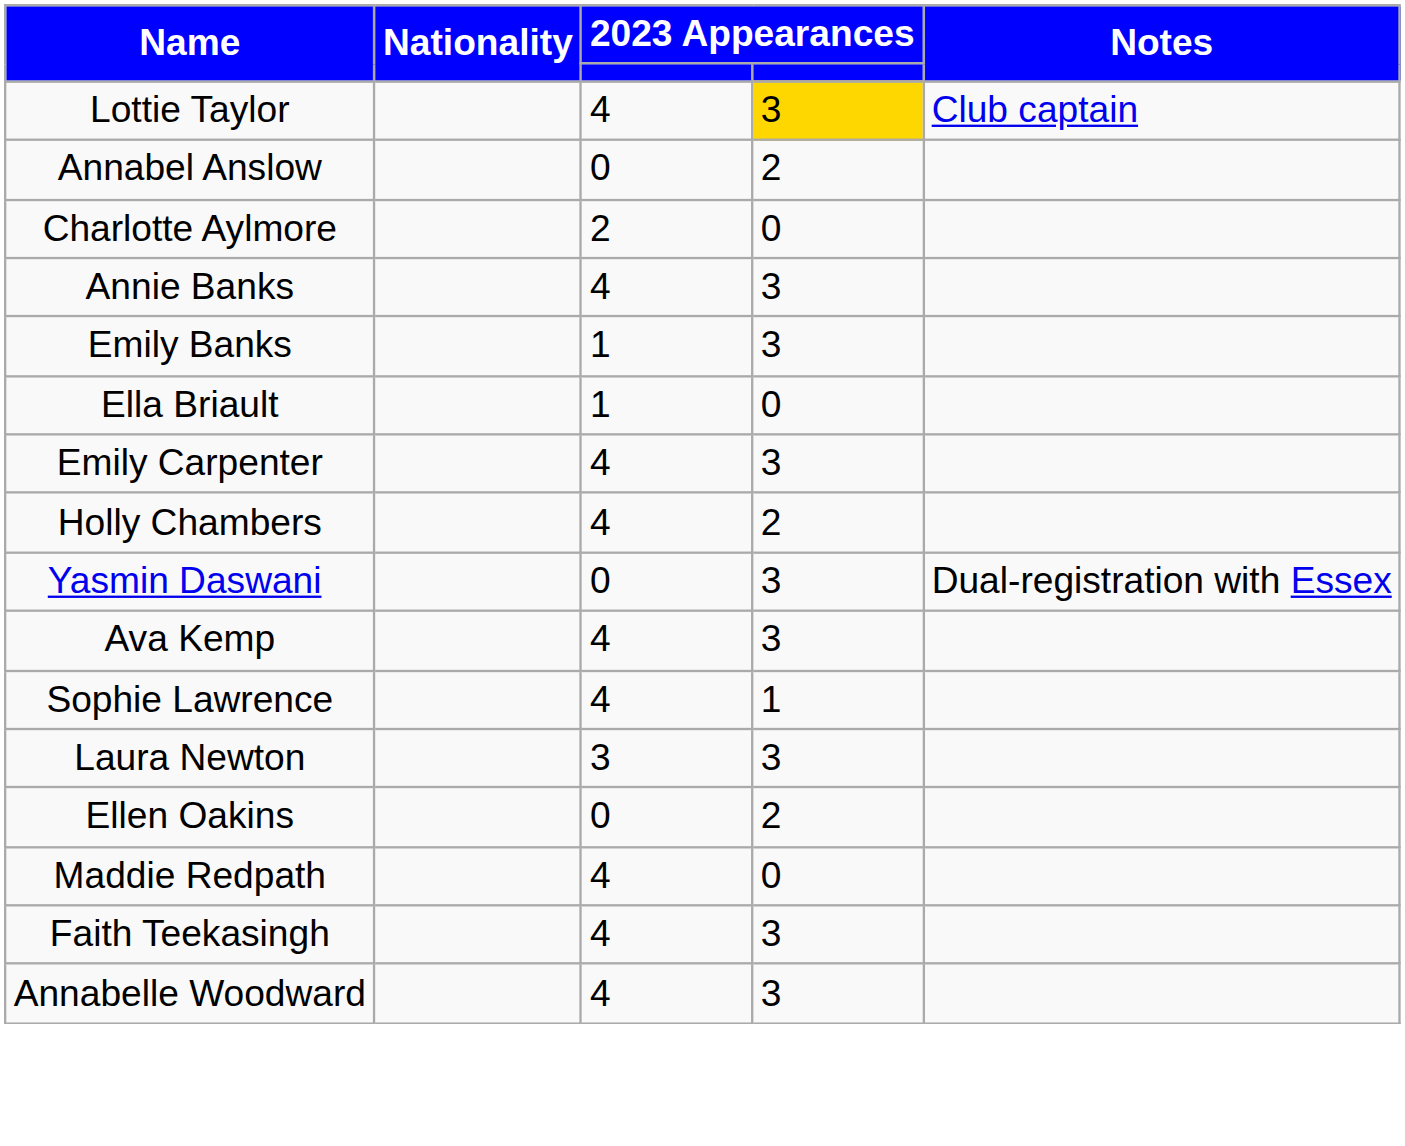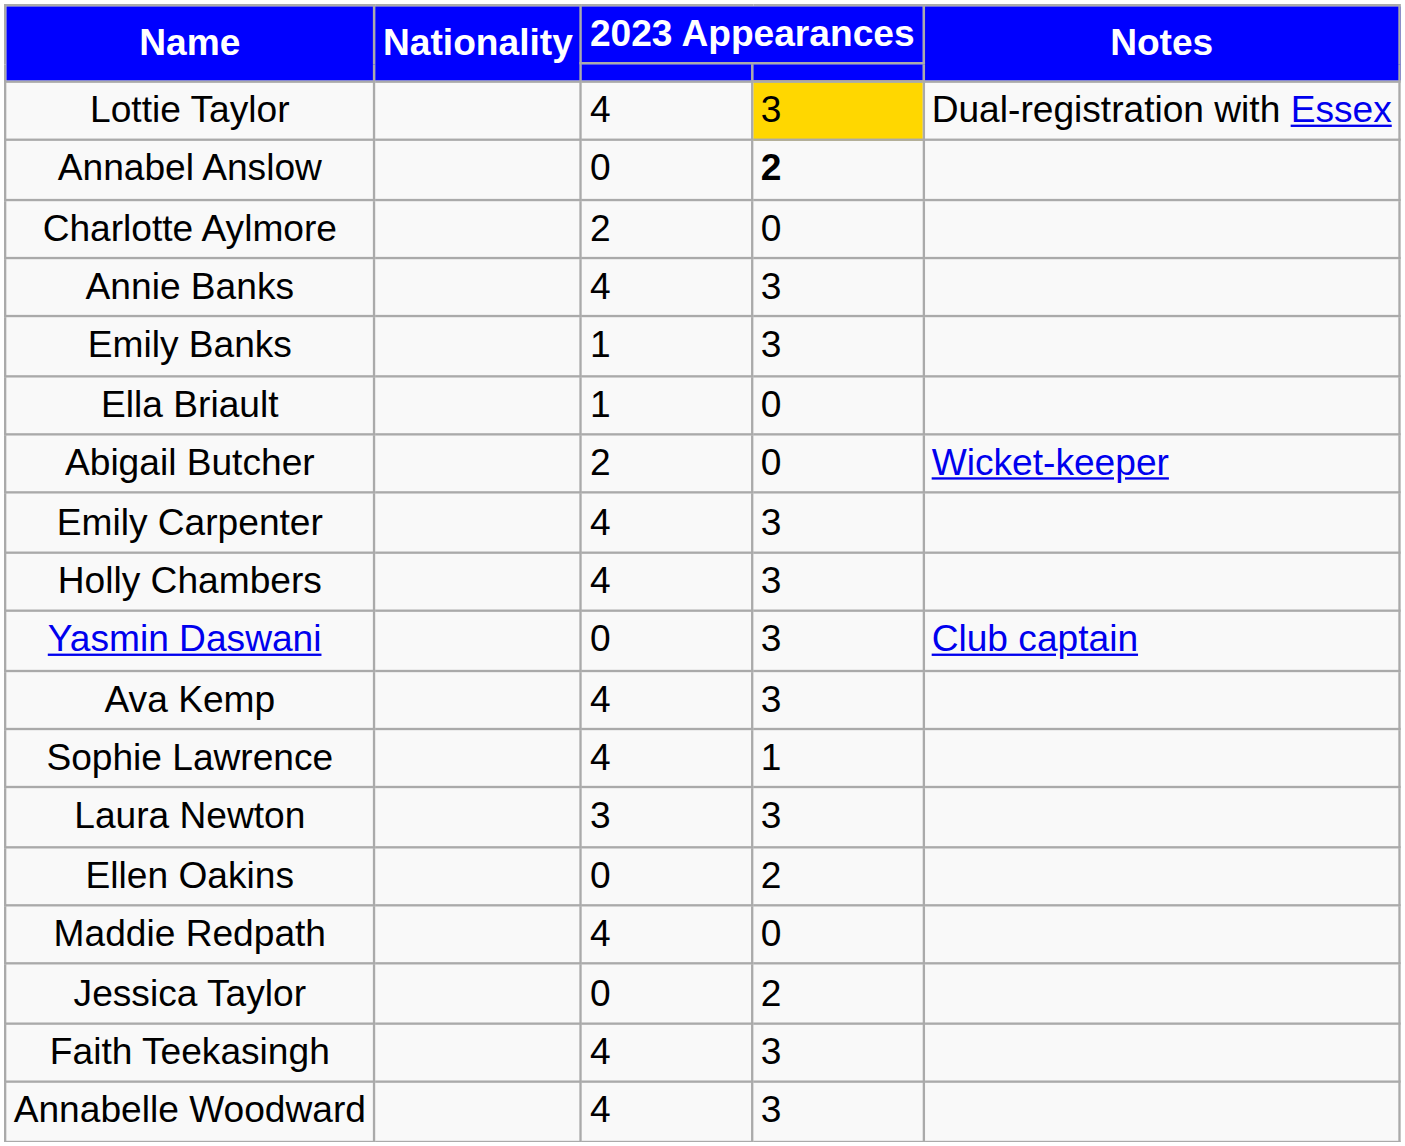(1035, 109) Club captain -> (1162, 109) Dual-registration with Essex
(771, 168) normal -> (771, 168) bold
+ row: (190, 463)
(771, 522) 2 -> (771, 580) 3
(1162, 580) Dual-registration with Essex -> (1035, 639) Club captain
+ row: (190, 992)
